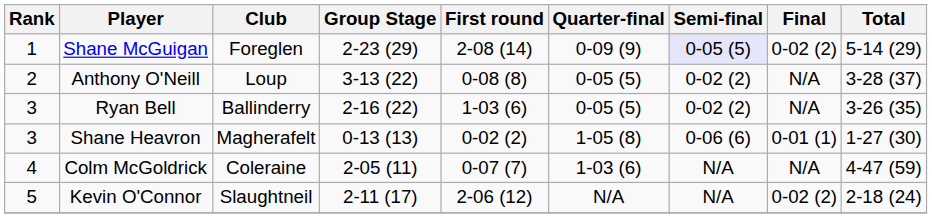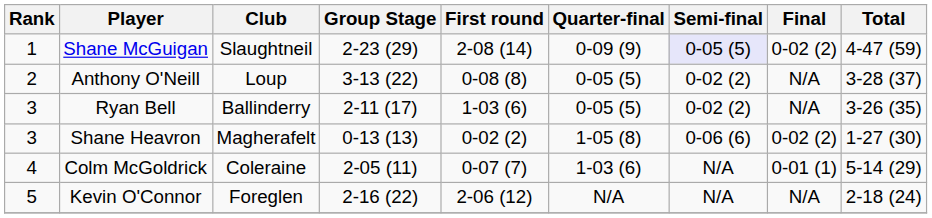(266, 49) Foreglen -> (266, 49) Slaughtneil
(884, 49) 5-14 (29) -> (884, 49) 4-47 (59)
(380, 108) 2-16 (22) -> (380, 108) 2-11 (17)
(804, 138) 0-01 (1) -> (804, 138) 0-02 (2)
(804, 167) N/A -> (804, 167) 0-01 (1)
(884, 167) 4-47 (59) -> (884, 167) 5-14 (29)
(266, 197) Slaughtneil -> (266, 197) Foreglen
(380, 197) 2-11 (17) -> (380, 197) 2-16 (22)
(804, 197) 0-02 (2) -> (804, 197) N/A
